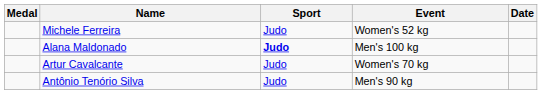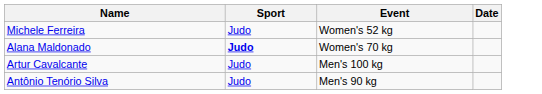- column: (22, 13)
(387, 47) Men's 100 kg -> (356, 47) Women's 70 kg
(392, 64) Women's 70 kg -> (351, 64) Men's 100 kg
